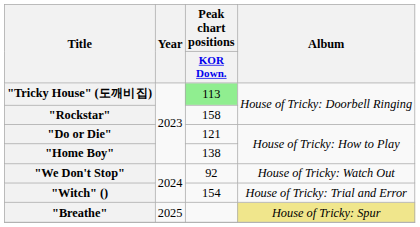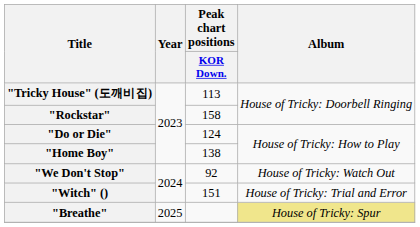(211, 94) lightgreen background -> (211, 94) no background
(211, 134) 121 -> (211, 134) 124
(211, 192) 154 -> (211, 192) 151
